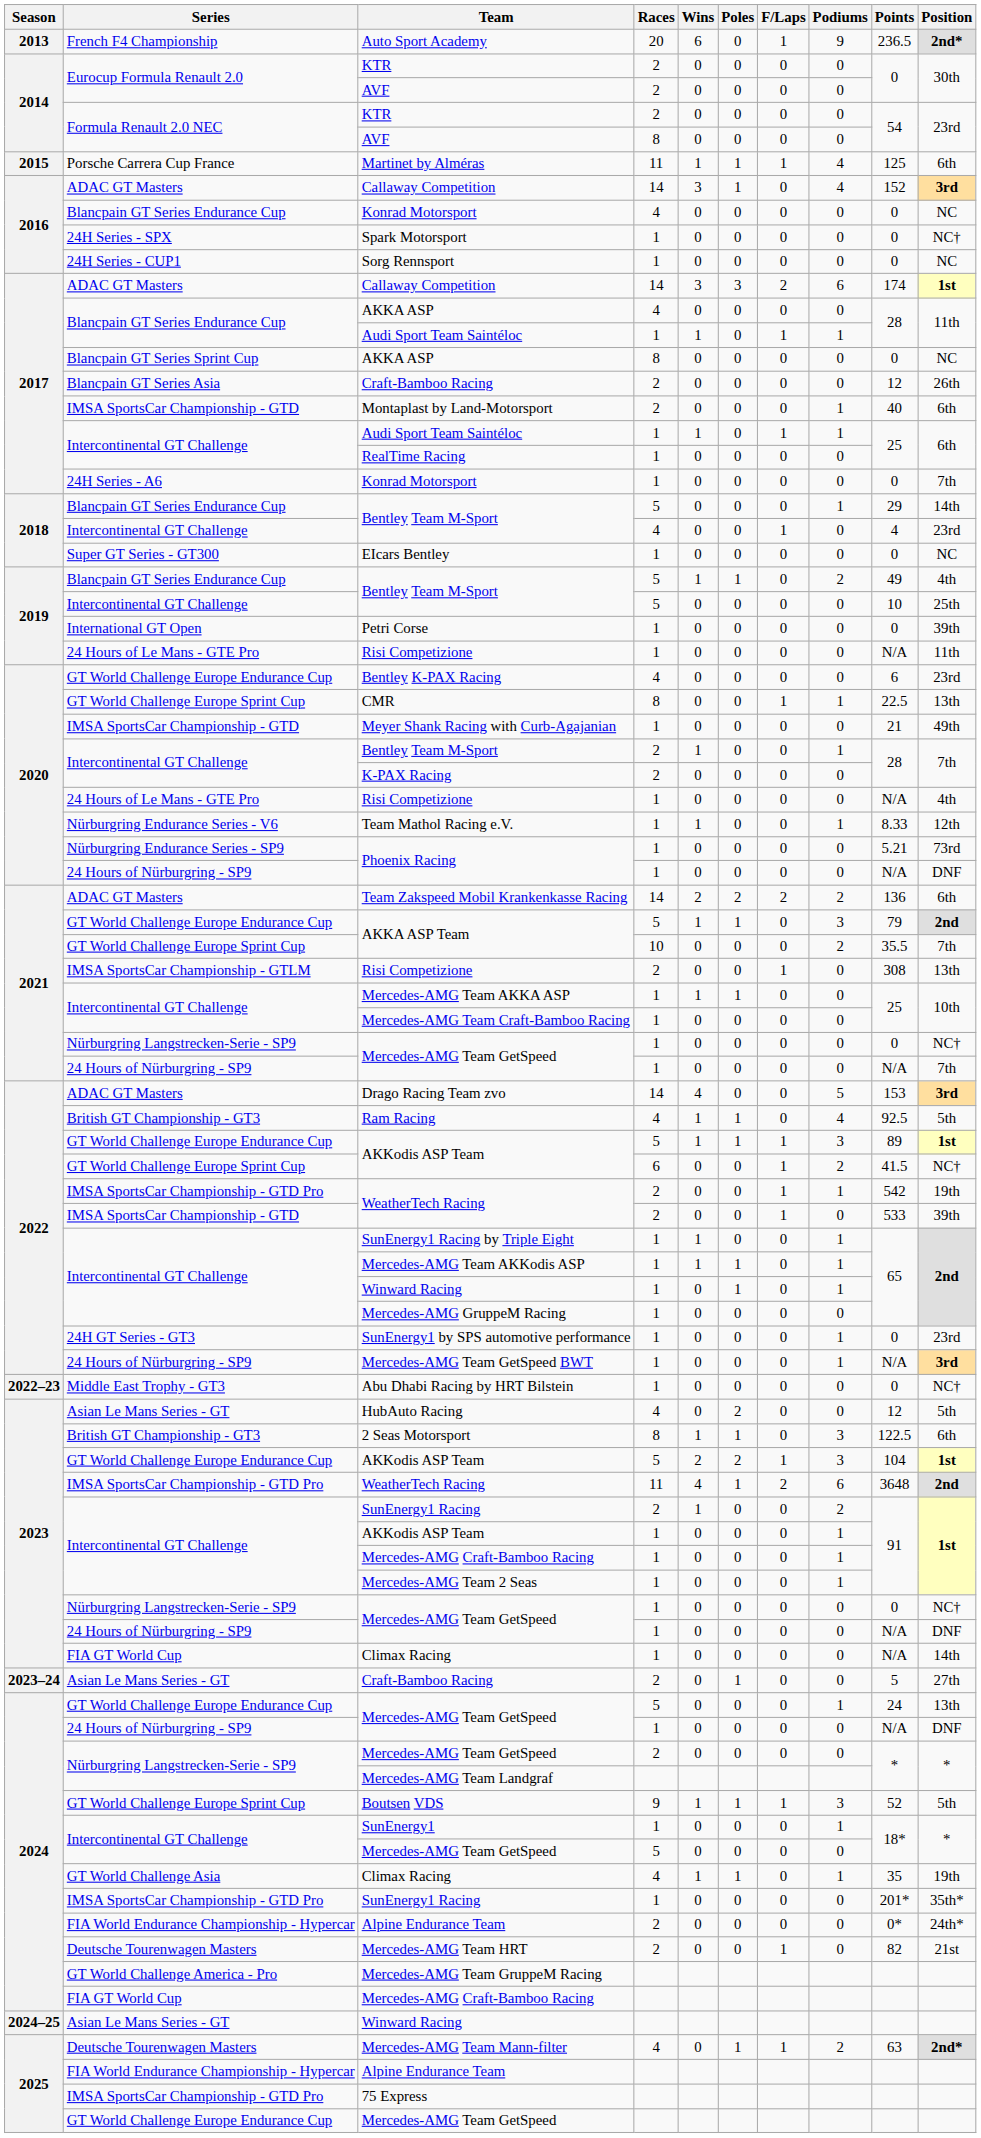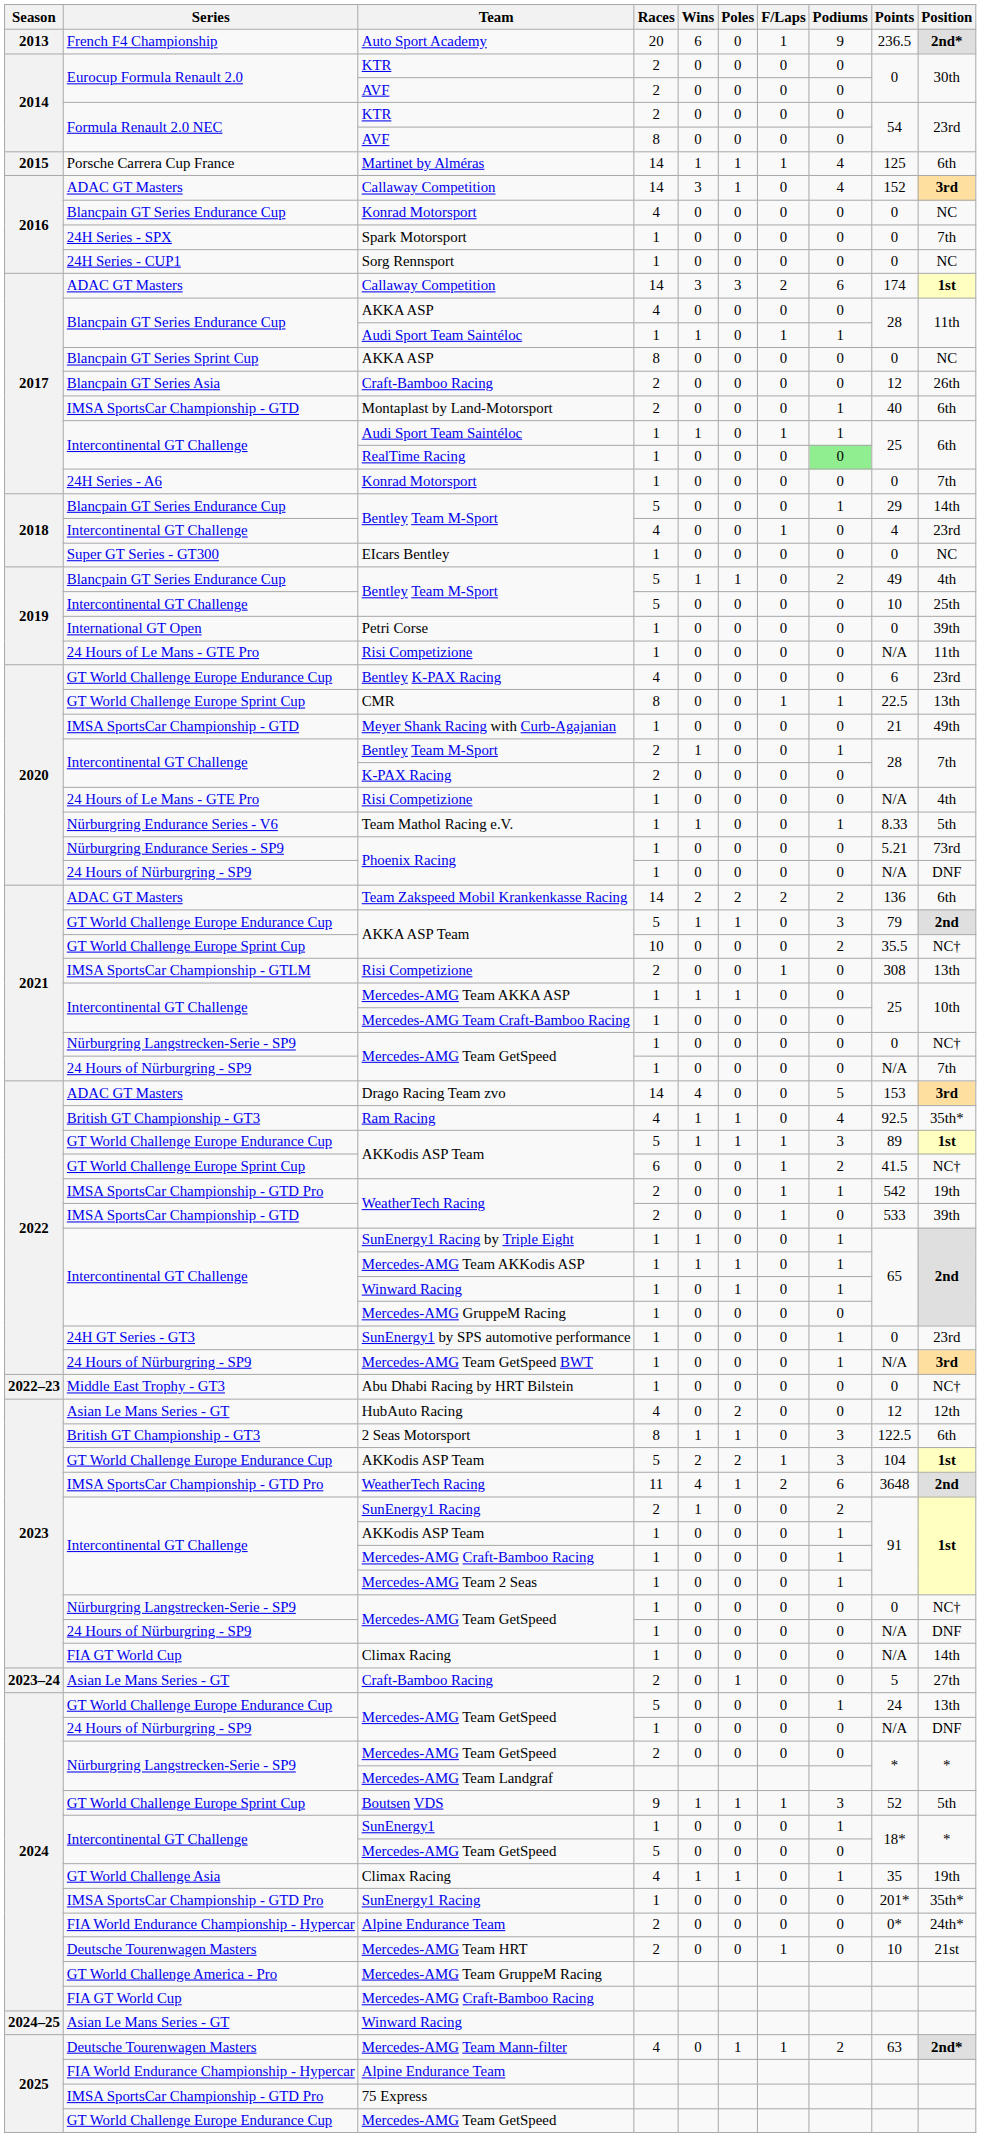(656, 163) 11 -> (656, 163) 14
(947, 237) NC† -> (947, 237) 7th
(840, 457) no background -> (840, 457) lightgreen background
(947, 824) 12th -> (947, 824) 5th
(947, 946) 7th -> (947, 946) NC†
(947, 1117) 5th -> (947, 1117) 35th*
(947, 1411) 5th -> (947, 1411) 12th
(895, 1949) 82 -> (895, 1949) 10
